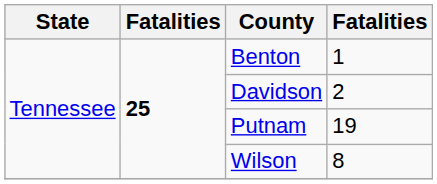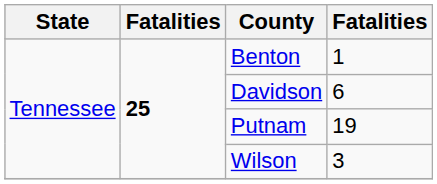(338, 91) 2 -> (338, 91) 6
(338, 160) 8 -> (338, 160) 3
